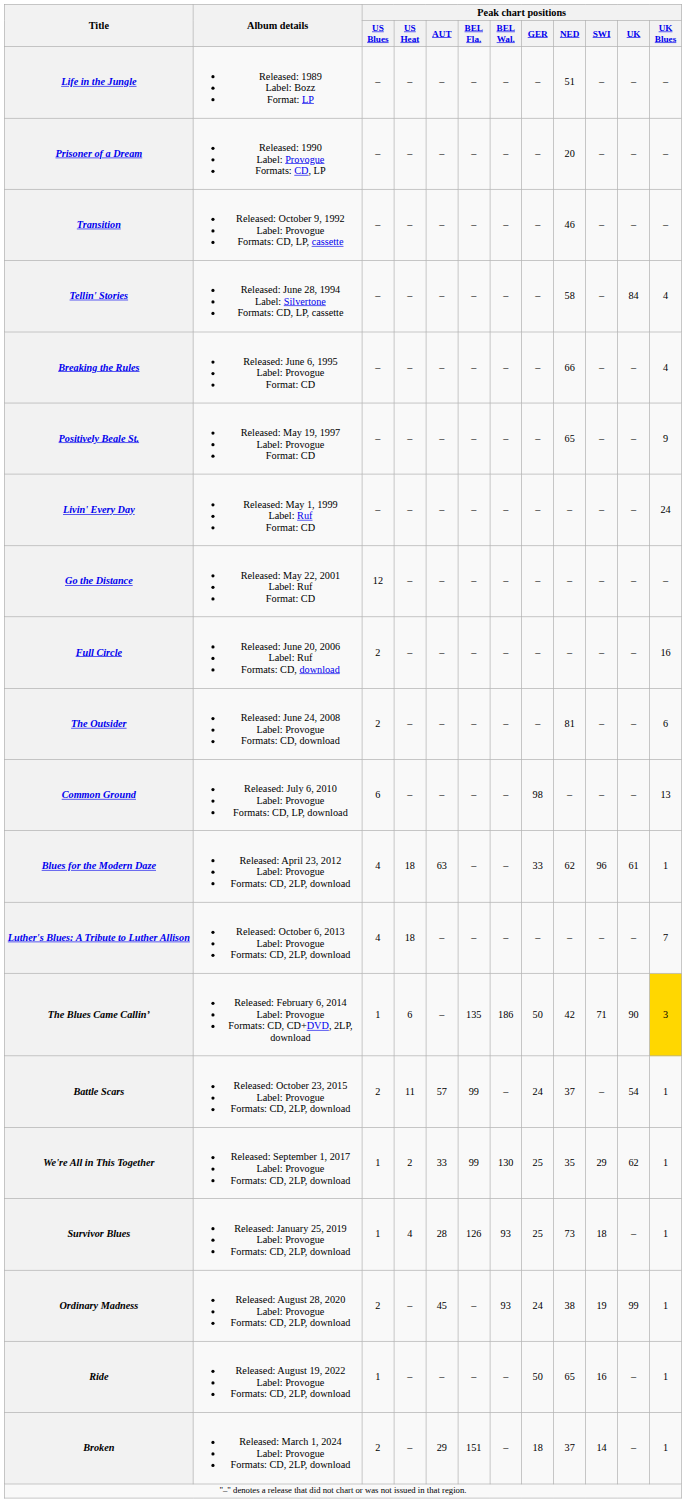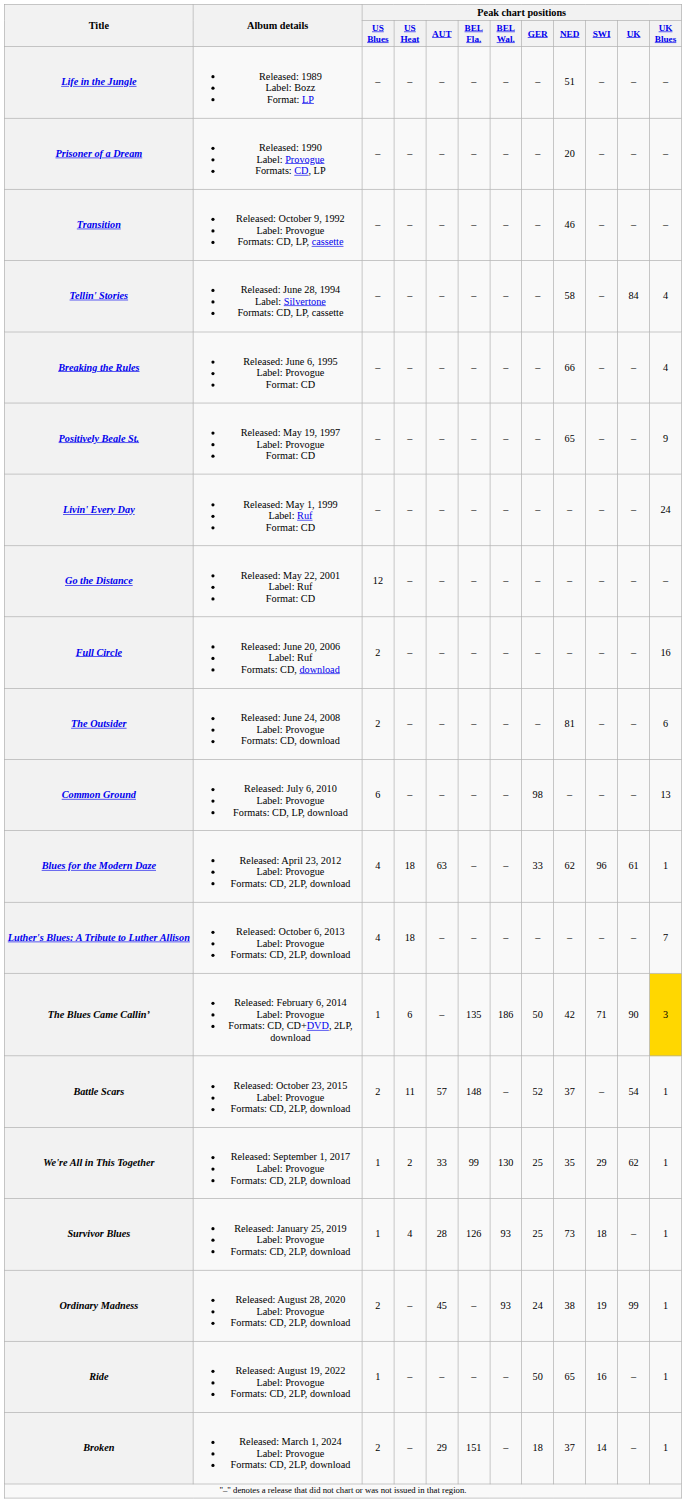(474, 1091) 99 -> (474, 1091) 148
(538, 1091) 24 -> (538, 1091) 52
